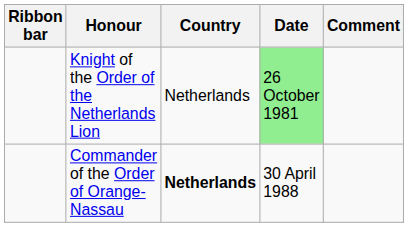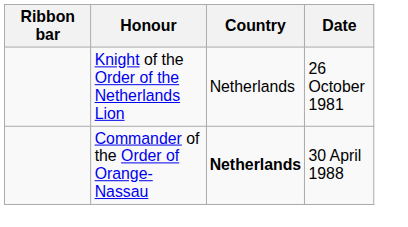- column: (363, 25)
(291, 95) lightgreen background -> (337, 86) no background
